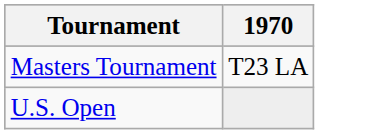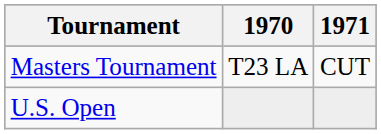+ column: (345, 25)
